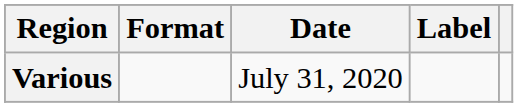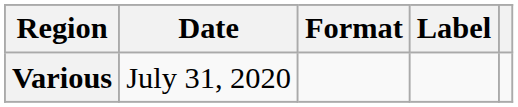columns swapped: (320, 28) <-> (175, 28)
